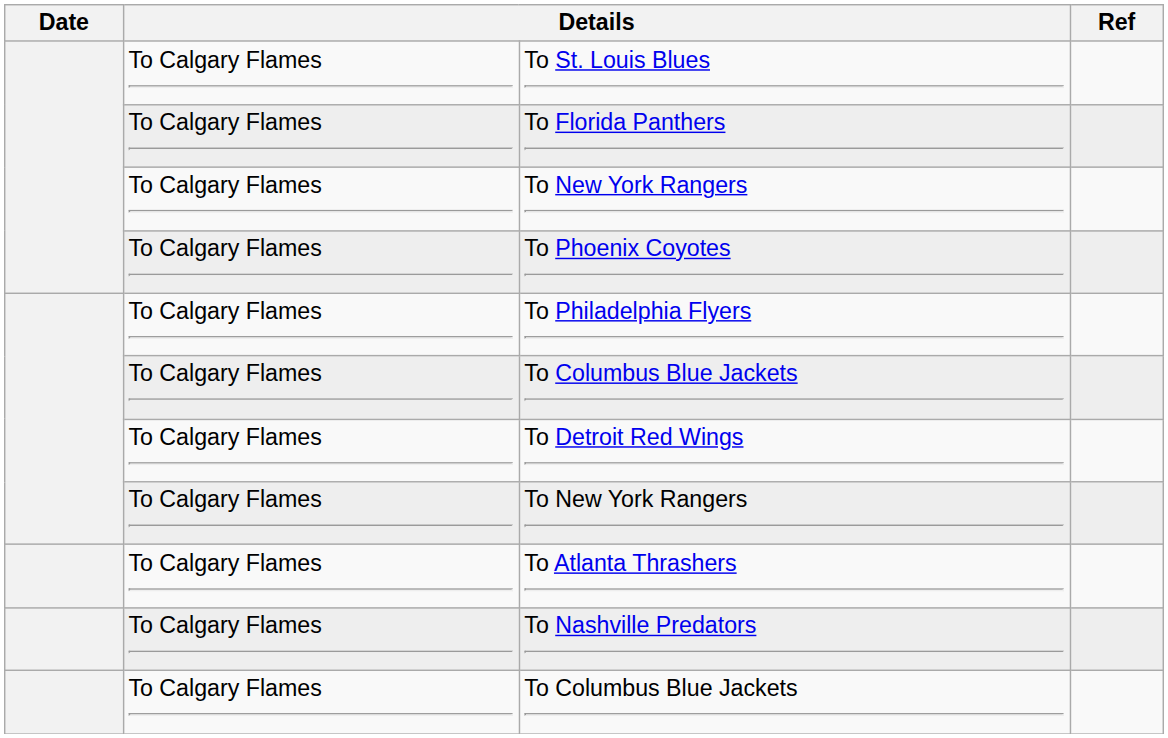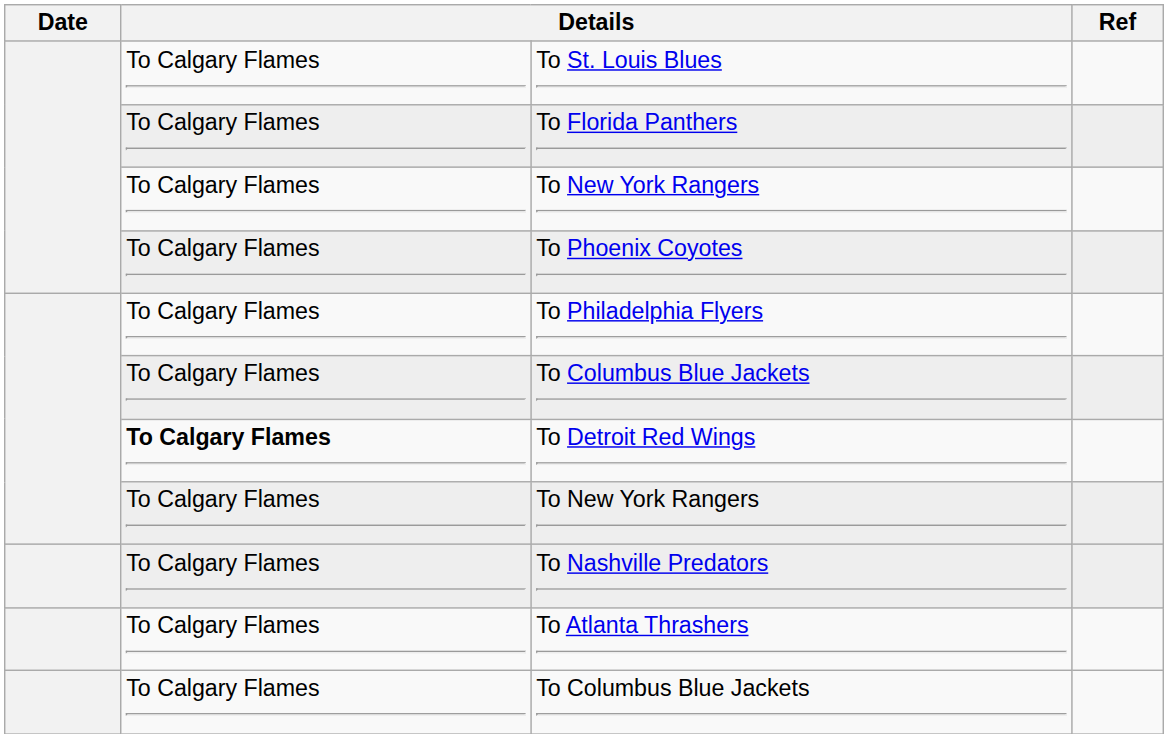(321, 445) normal -> (326, 445) bold
rows swapped: (64, 576) <-> (64, 639)
